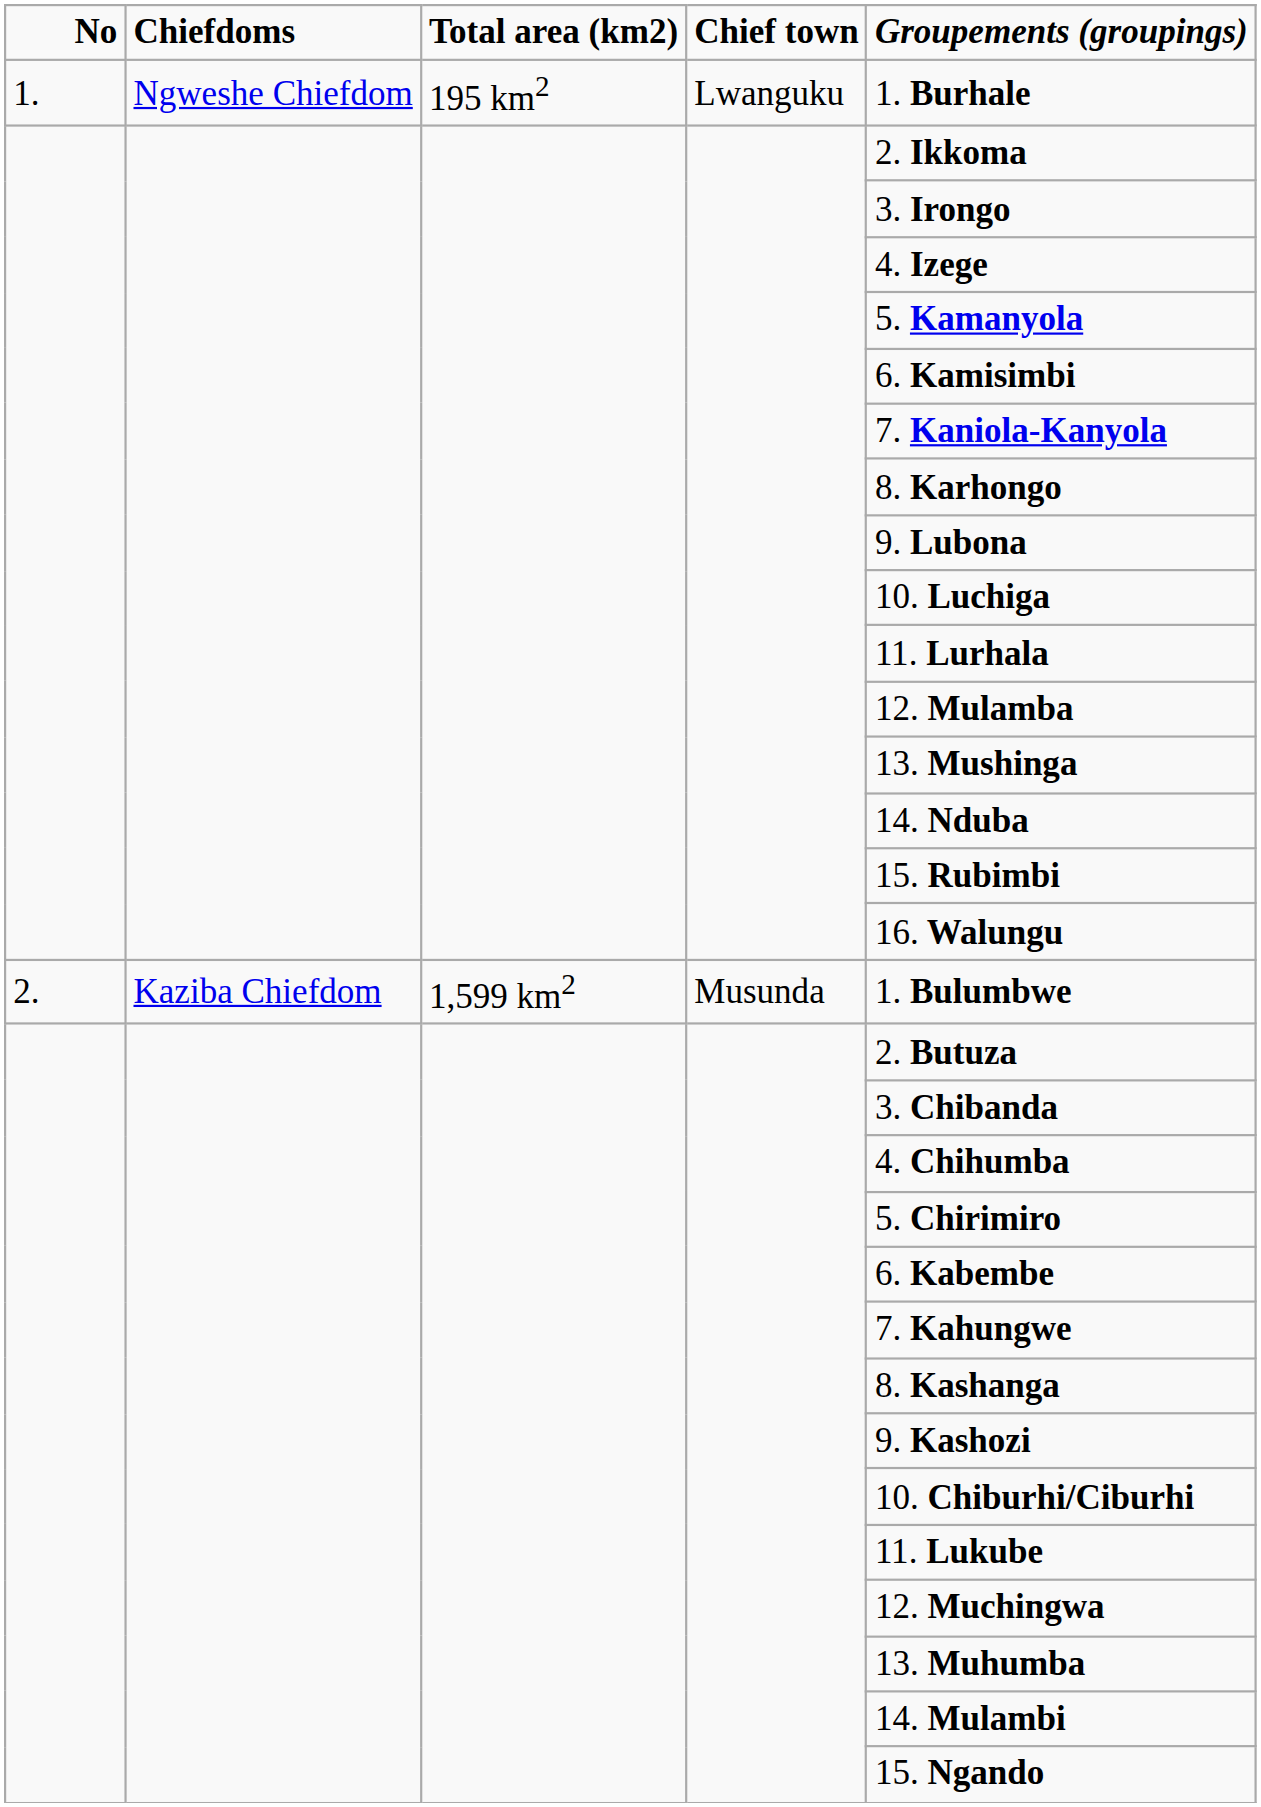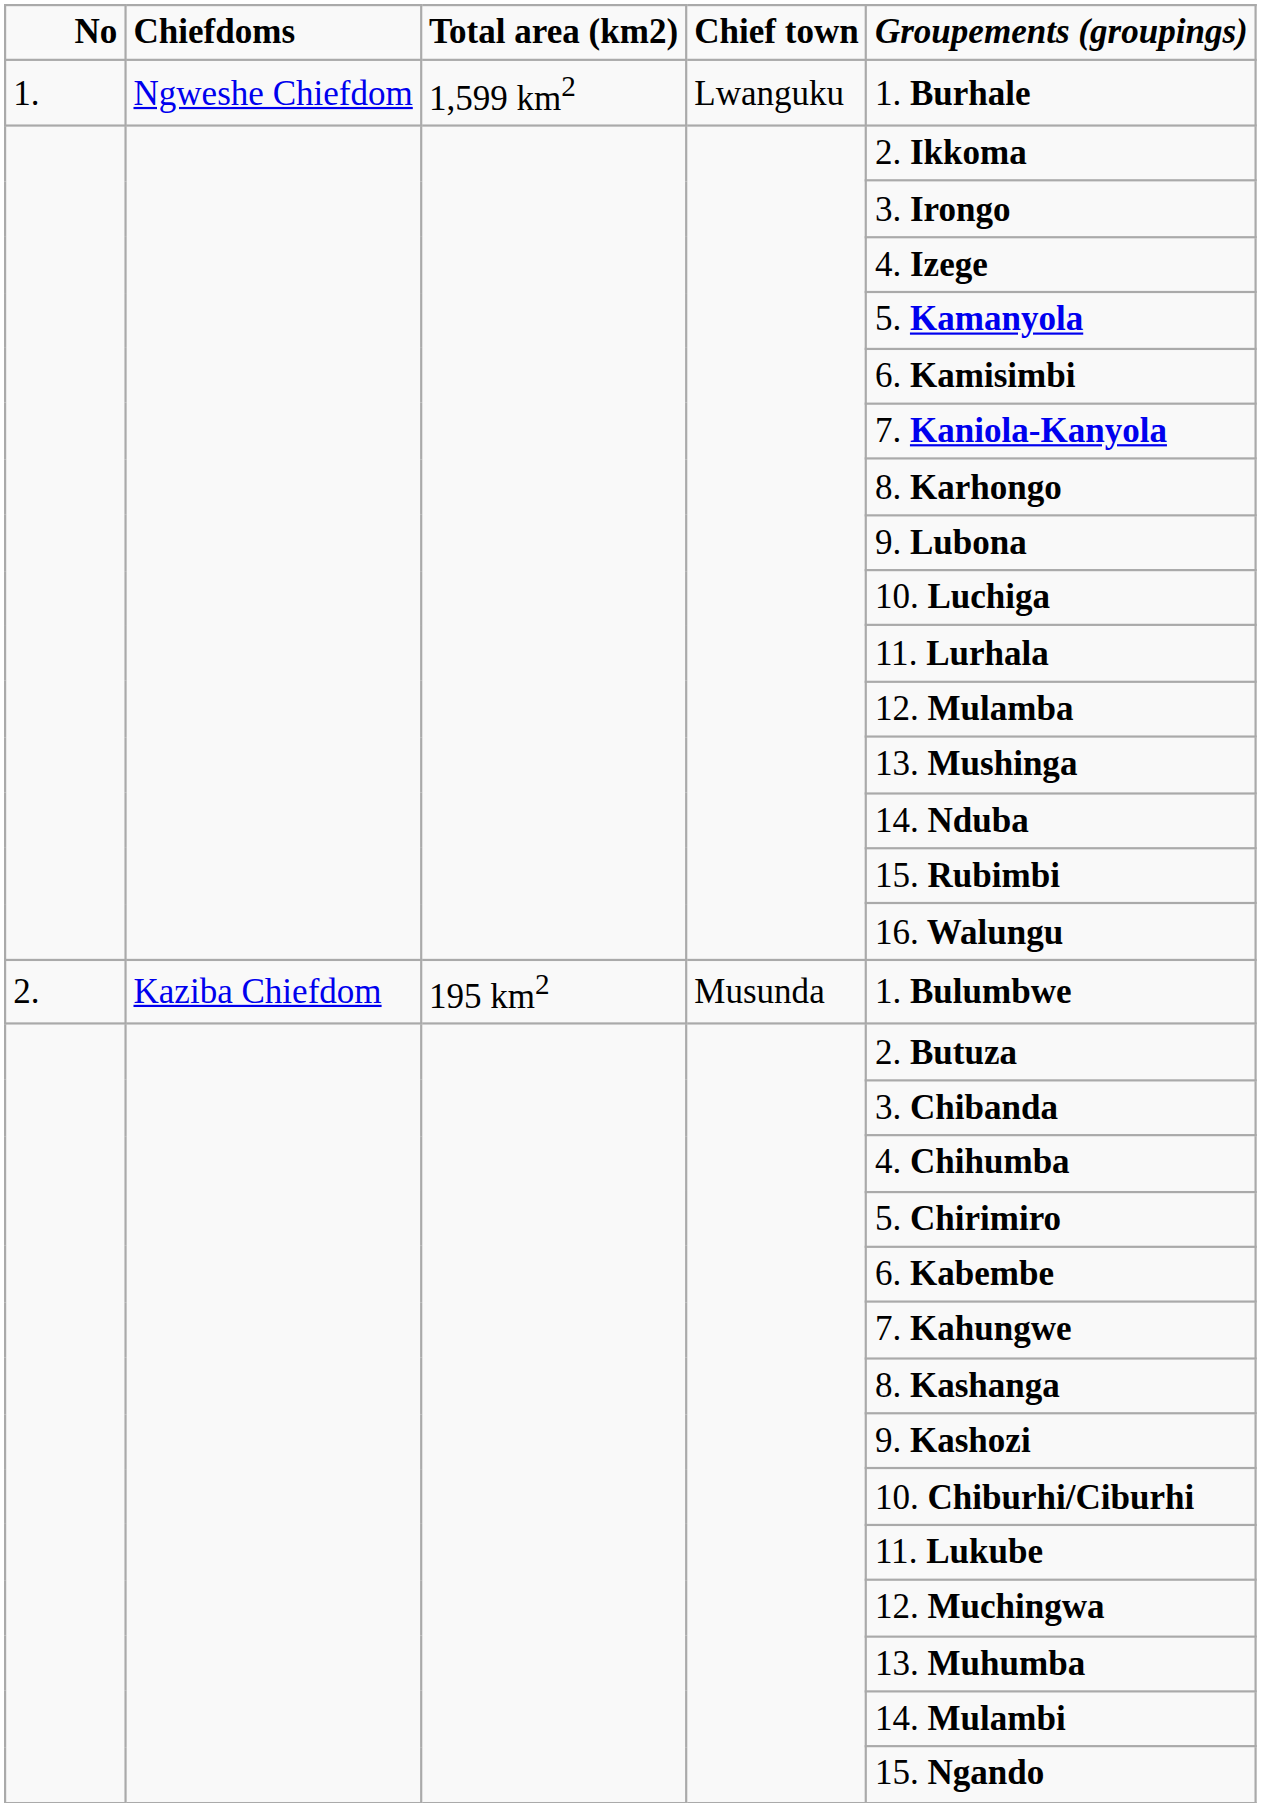(489, 92) 195 km2 -> (502, 92) 1,599 km2
(502, 991) 1,599 km2 -> (489, 991) 195 km2
